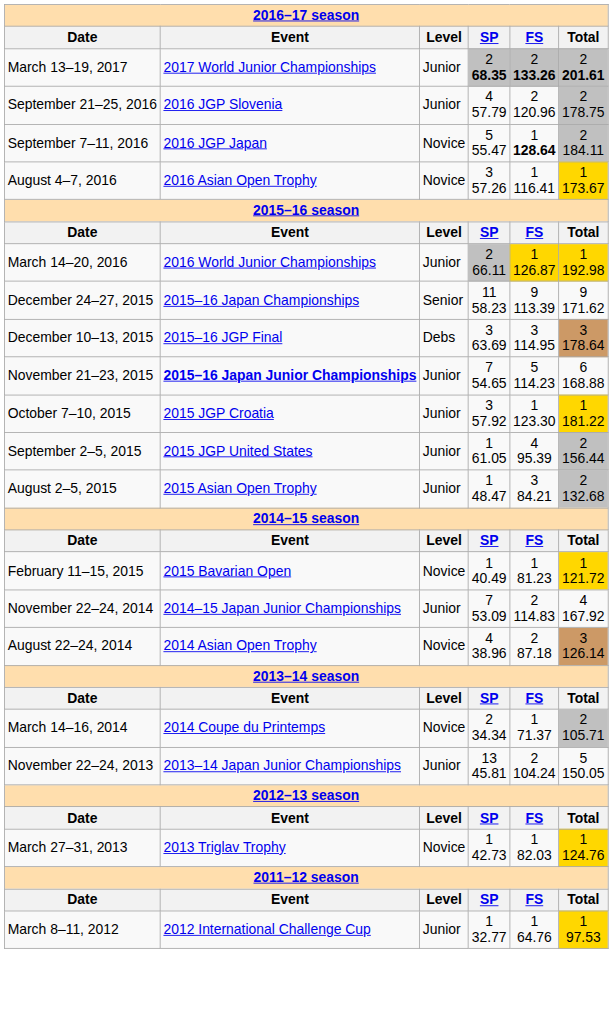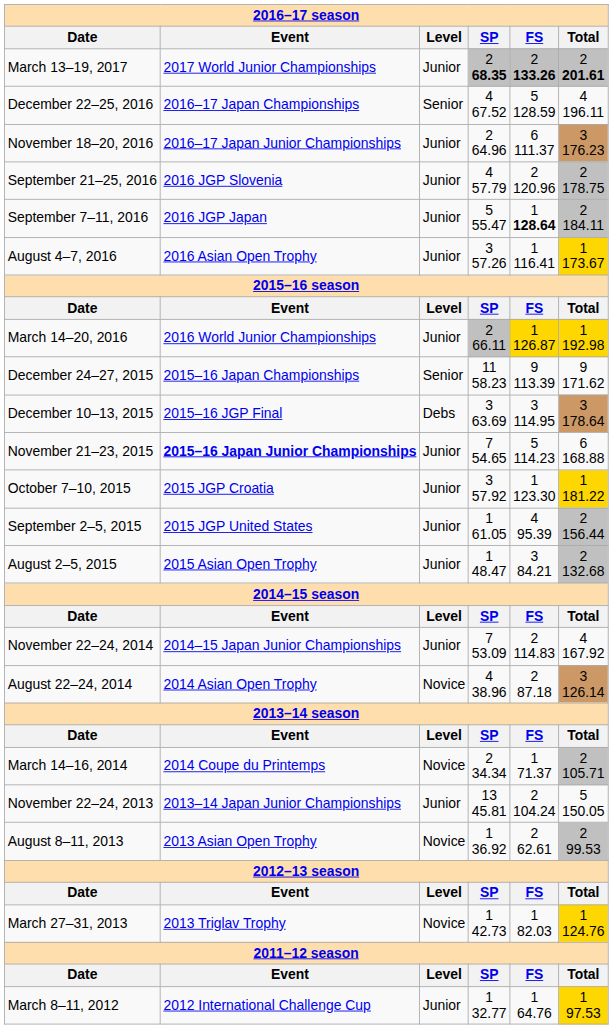+ row: (80, 105)
+ row: (80, 142)
(444, 142) Novice -> (442, 218) Junior
(444, 180) Novice -> (442, 256) Junior
- row: (76, 570)
+ row: (66, 841)
